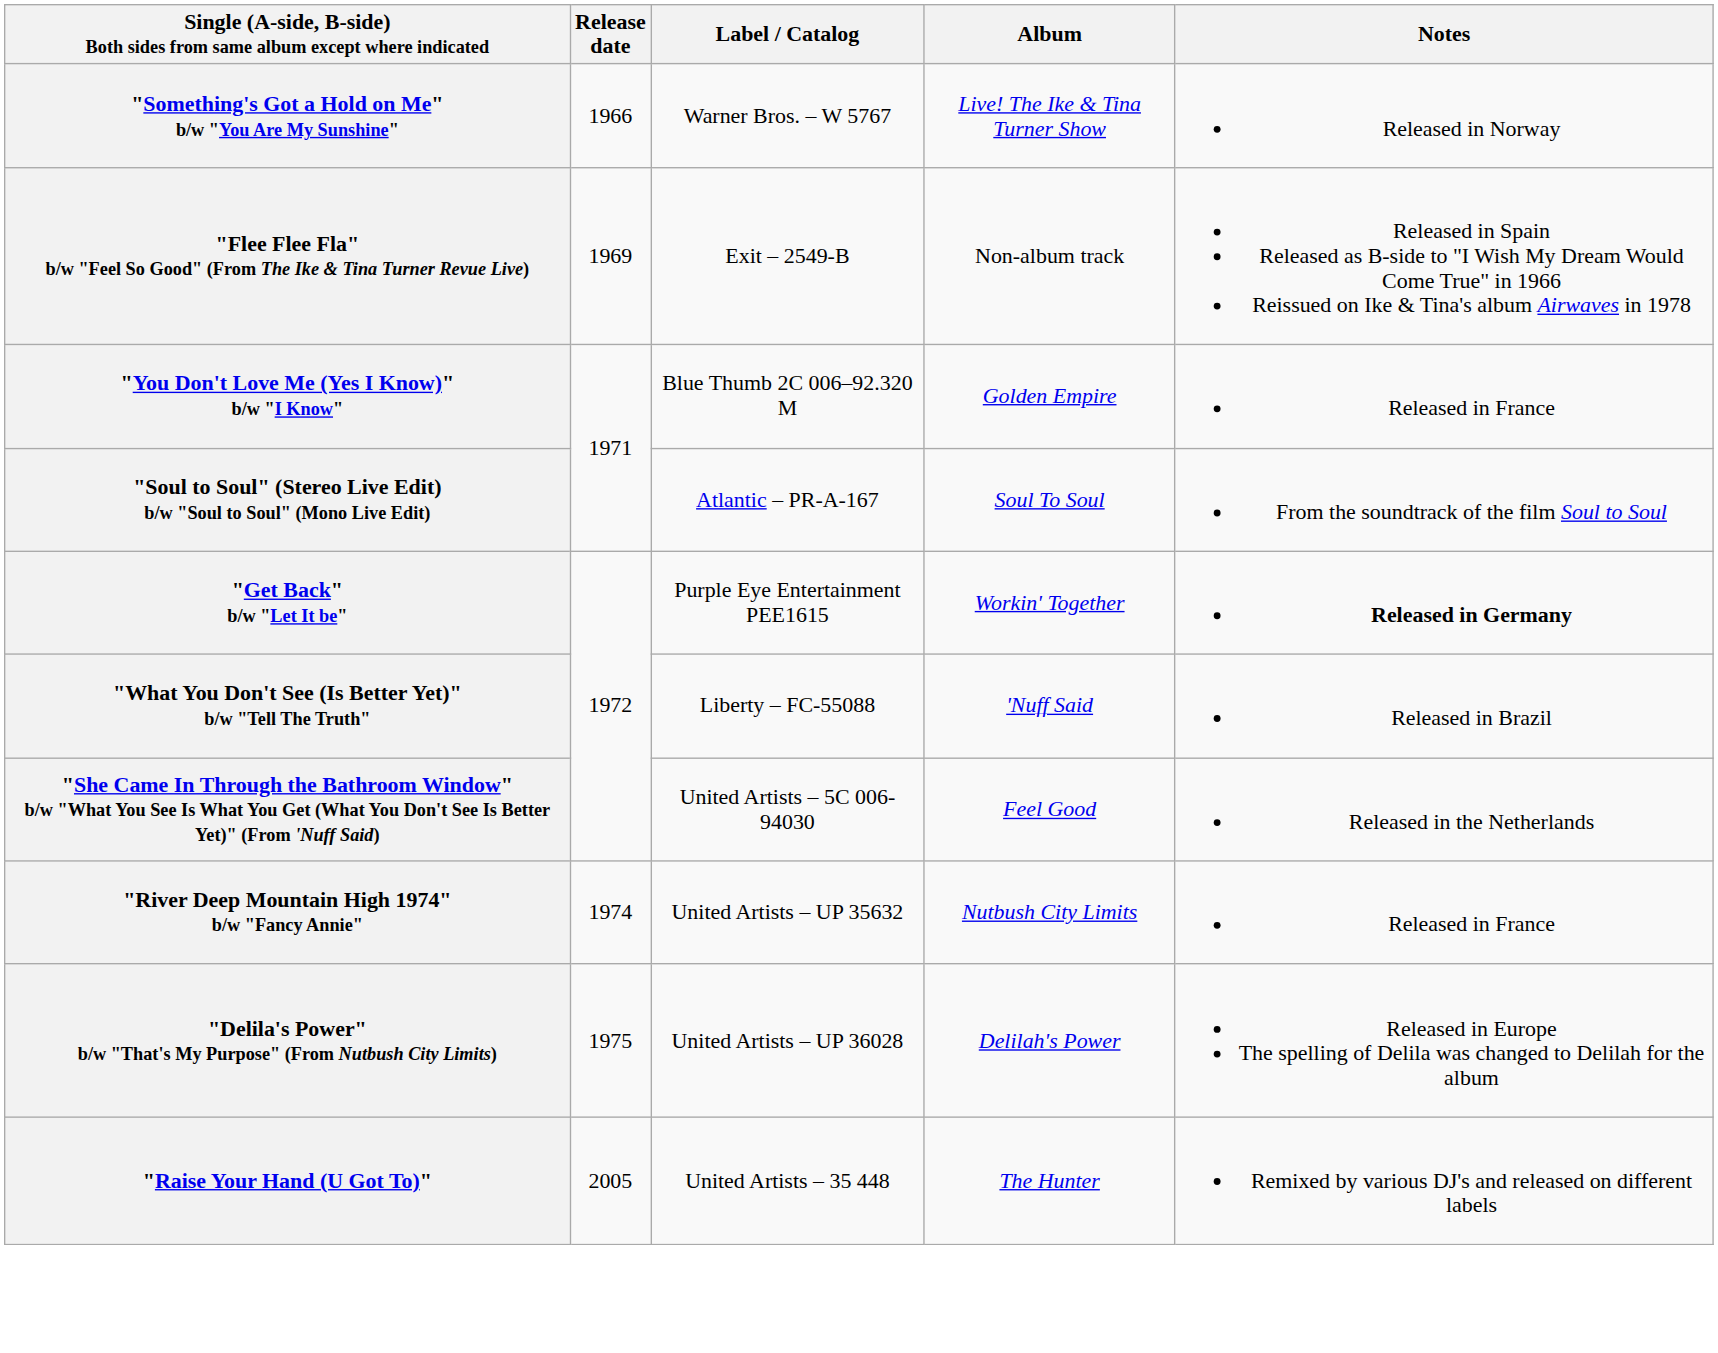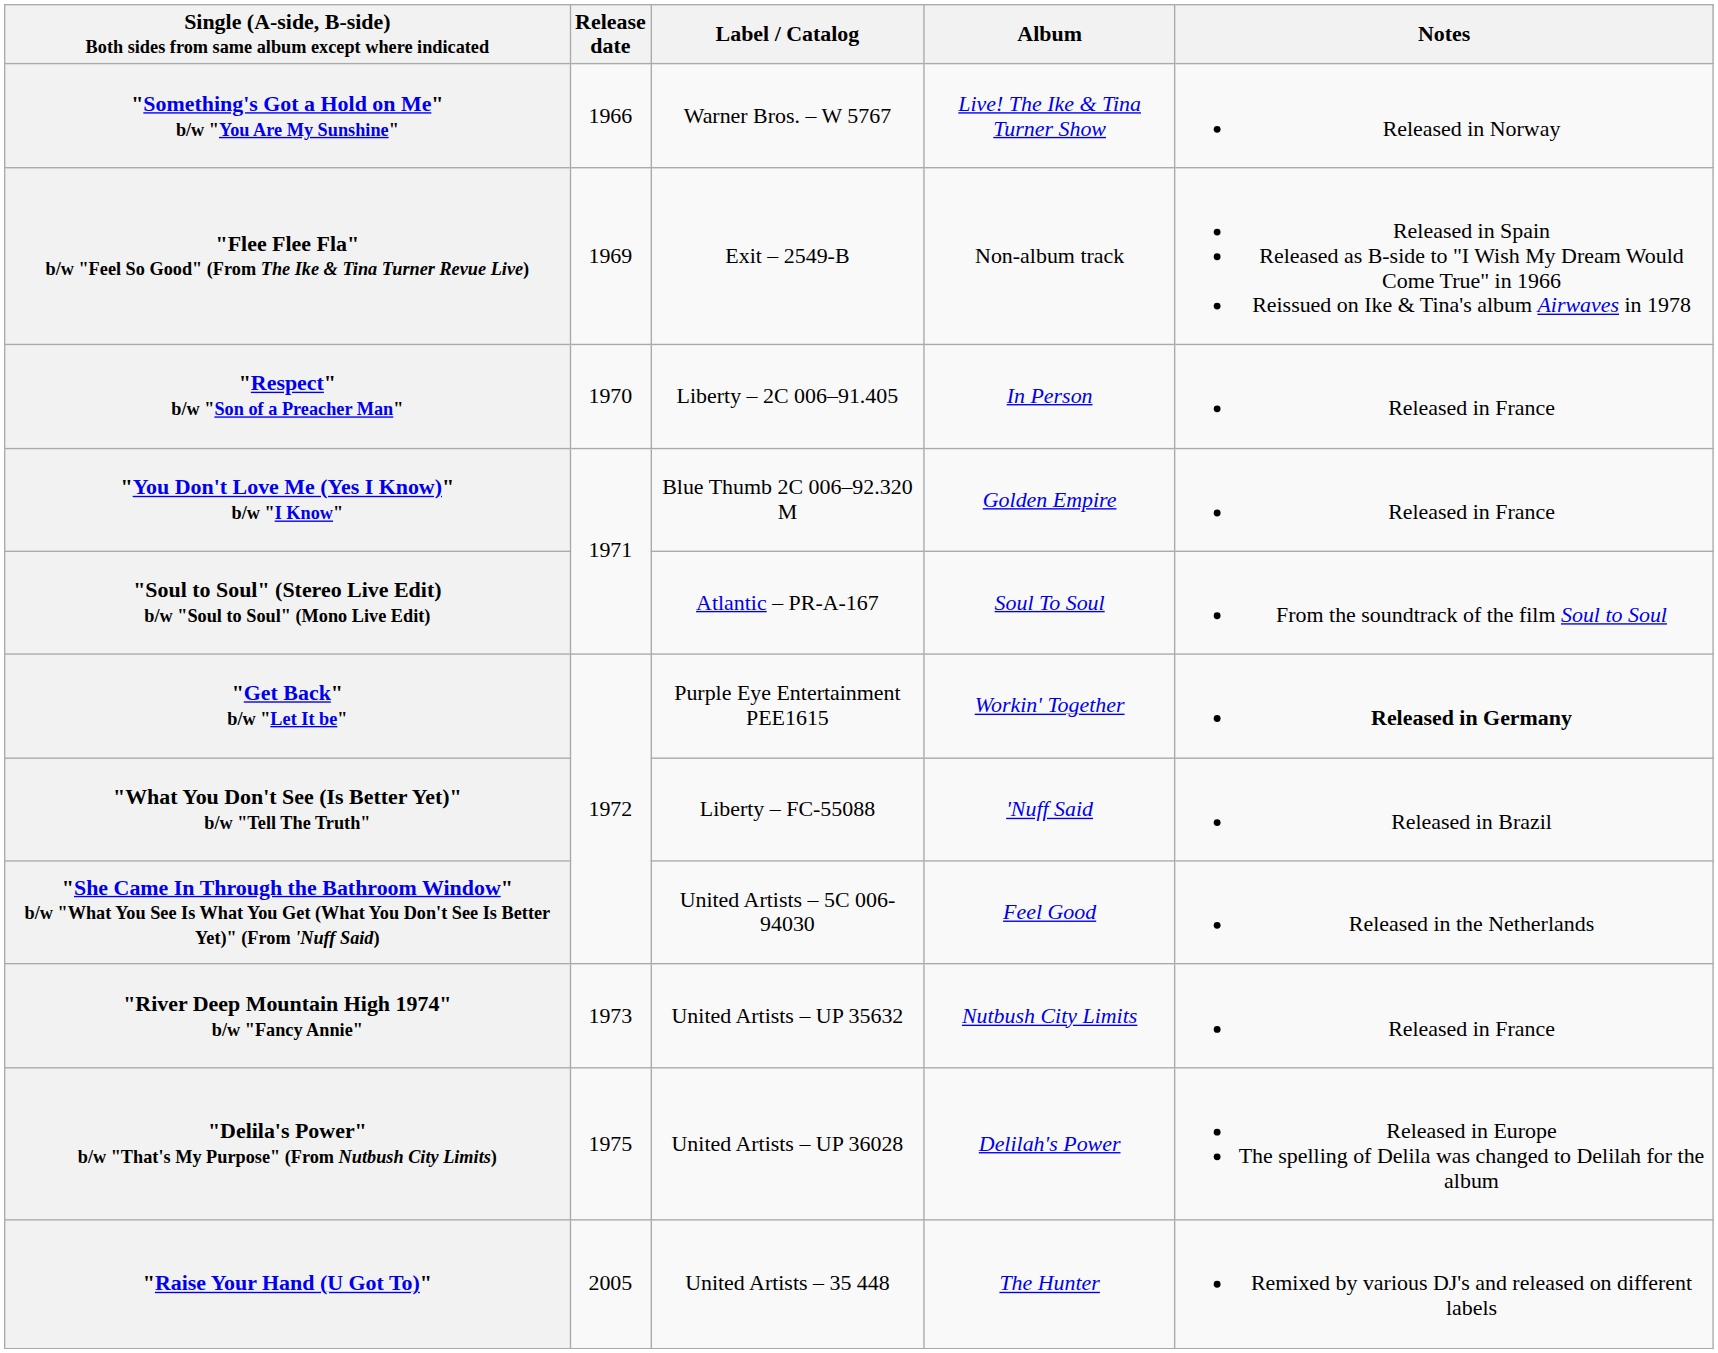+ row: (287, 396)
(610, 912) 1974 -> (610, 1015) 1973
